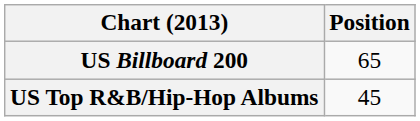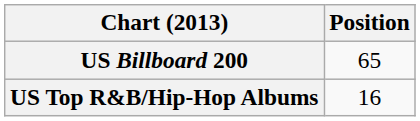(369, 97) 45 -> (369, 97) 16
